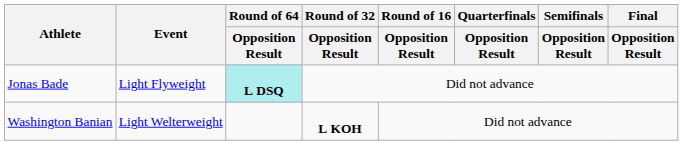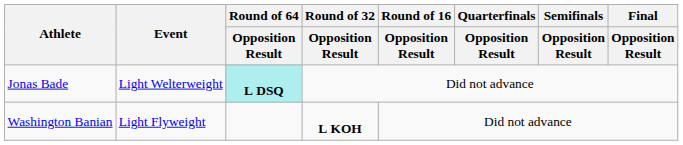(162, 83) Light Flyweight -> (171, 83) Light Welterweight
(171, 121) Light Welterweight -> (162, 121) Light Flyweight
